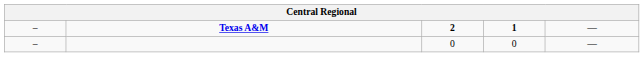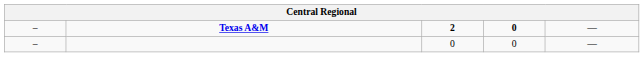(514, 28) 1 -> (514, 28) 0
